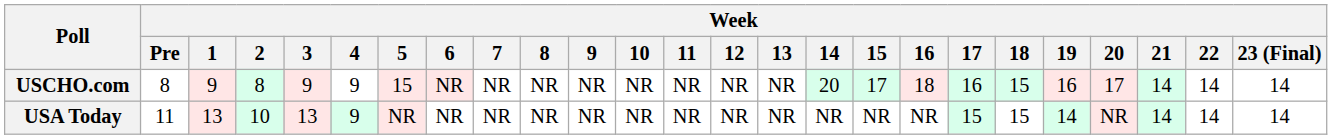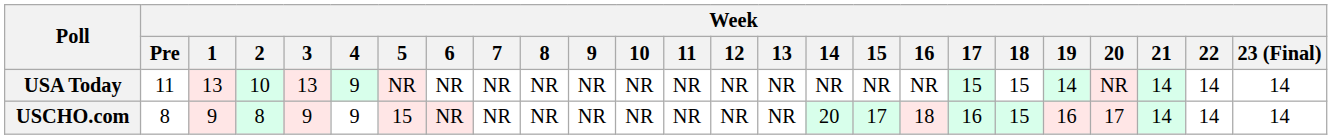rows swapped: (73, 85) <-> (73, 117)
